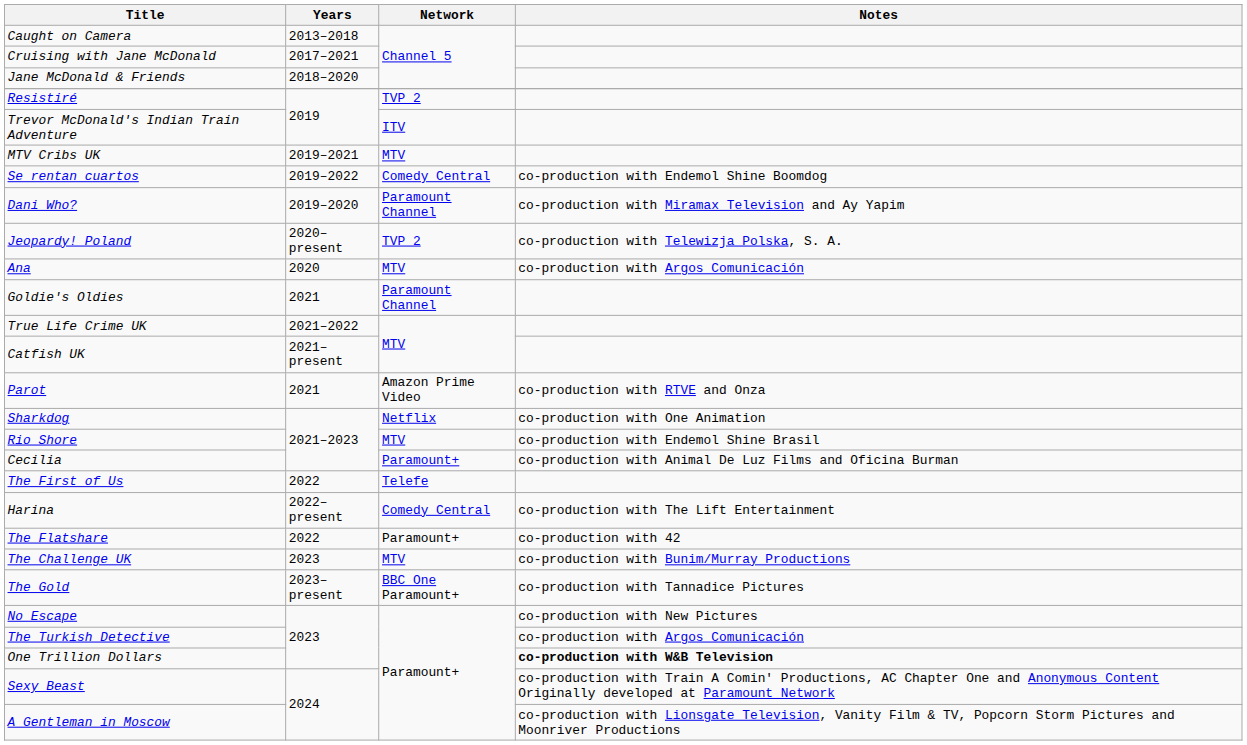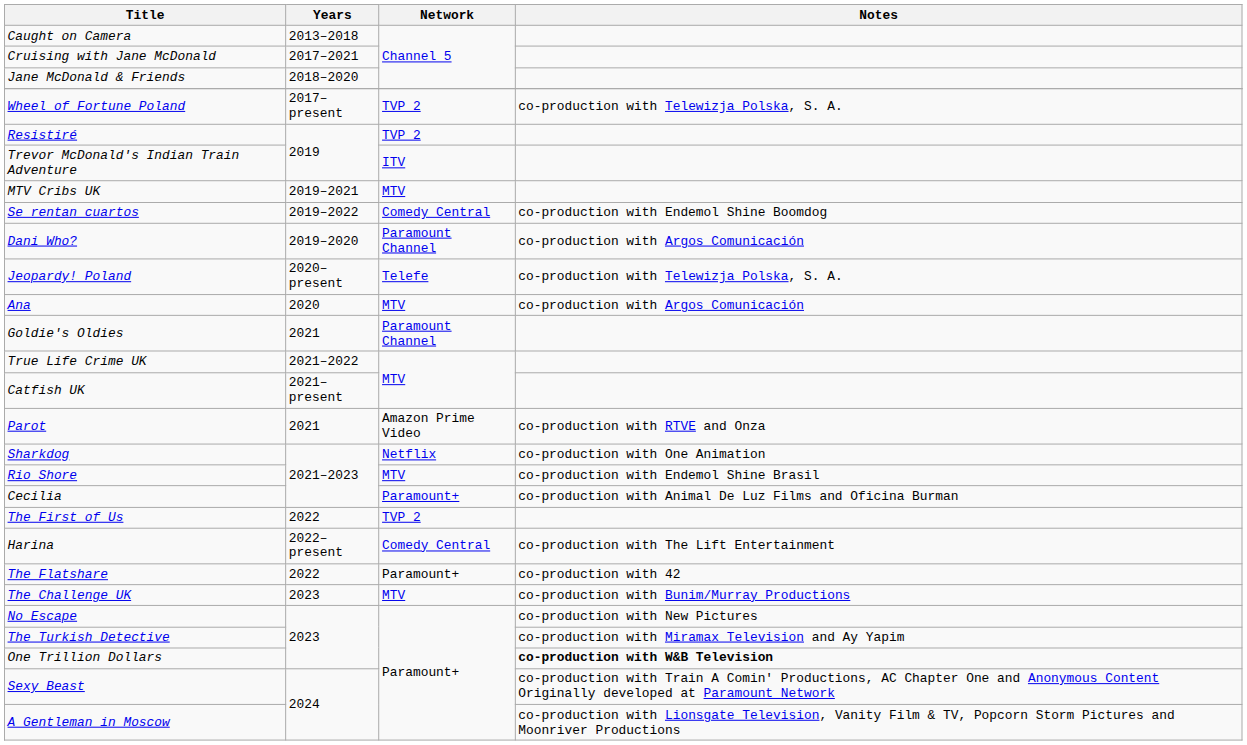+ row: (96, 106)
(711, 205) co-production with Miramax Television and Ay Yapim -> (661, 241) co-production with Argos Comunicación
(401, 241) TVP 2 -> (405, 277) Telefe
(405, 482) Telefe -> (401, 517) TVP 2
- row: (38, 588)
(661, 637) co-production with Argos Comunicación -> (711, 637) co-production with Miramax Television and Ay Yapim
